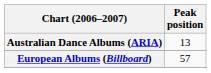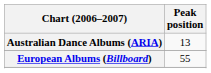(185, 59) 57 -> (185, 59) 55
